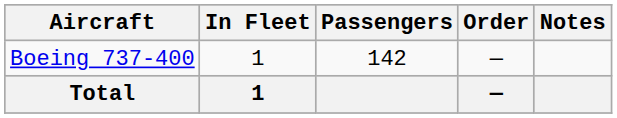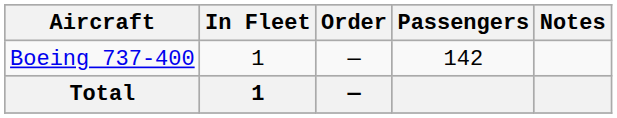columns swapped: (496, 23) <-> (387, 23)
